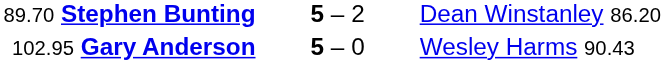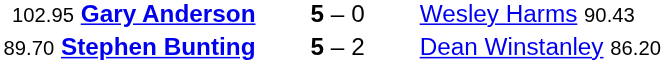rows swapped: (130, 14) <-> (134, 47)
